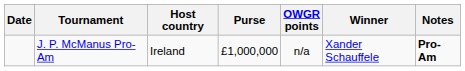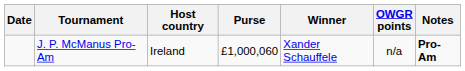columns swapped: (369, 20) <-> (302, 20)
(250, 51) £1,000,000 -> (250, 51) £1,000,060
